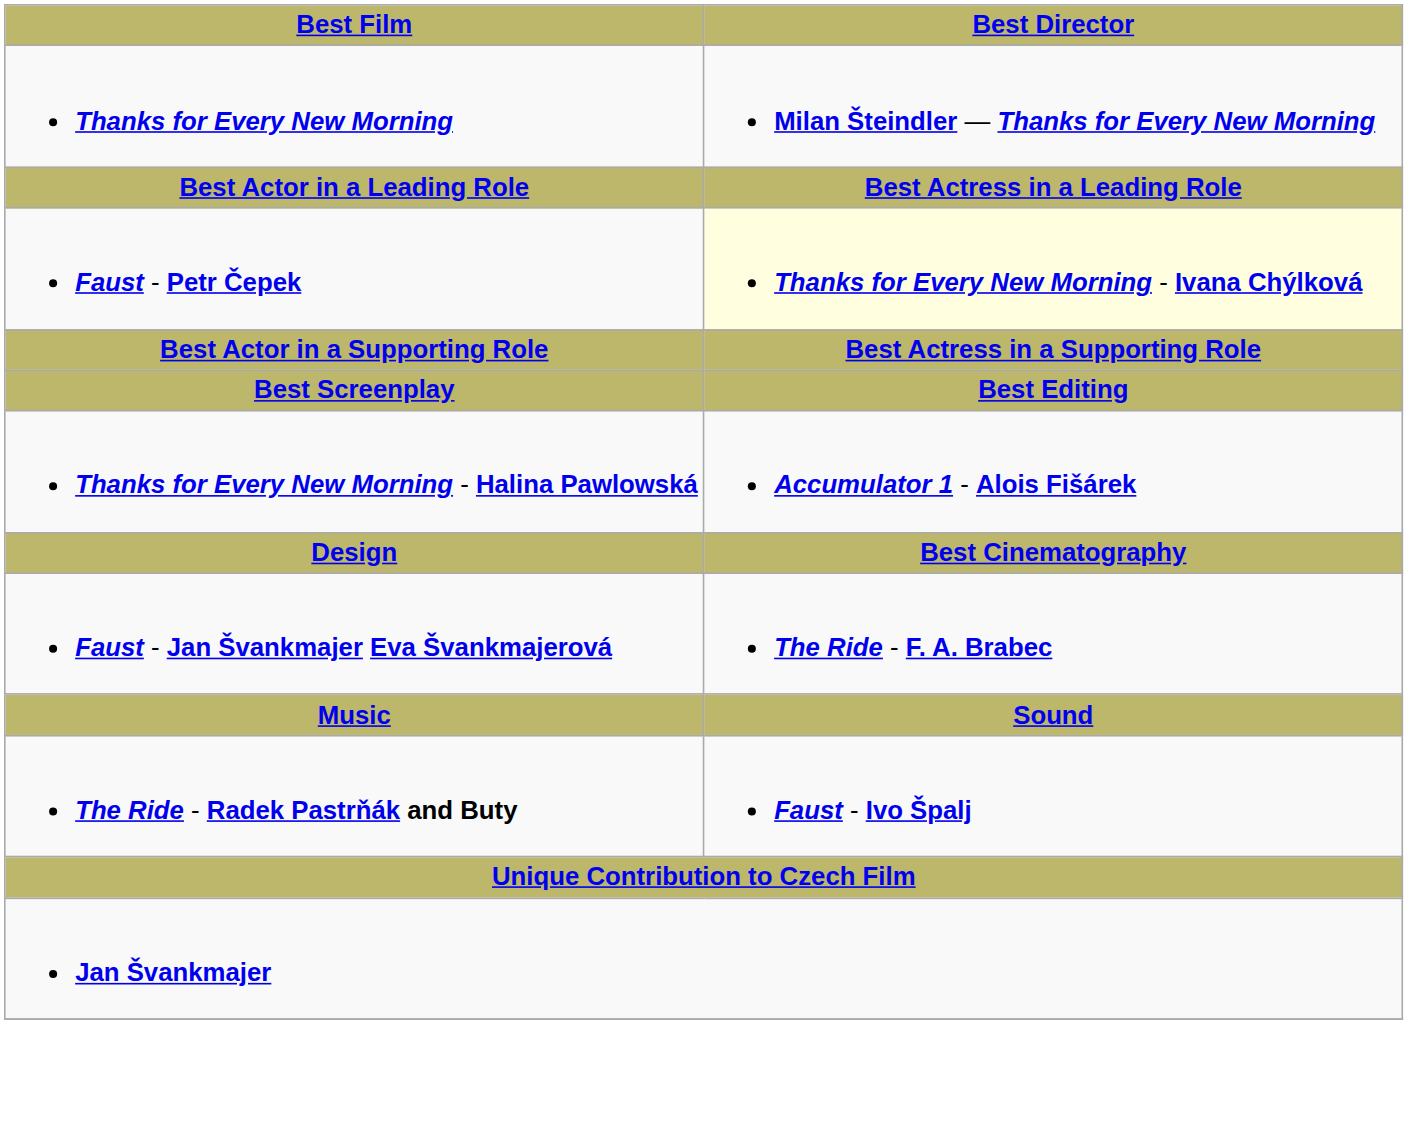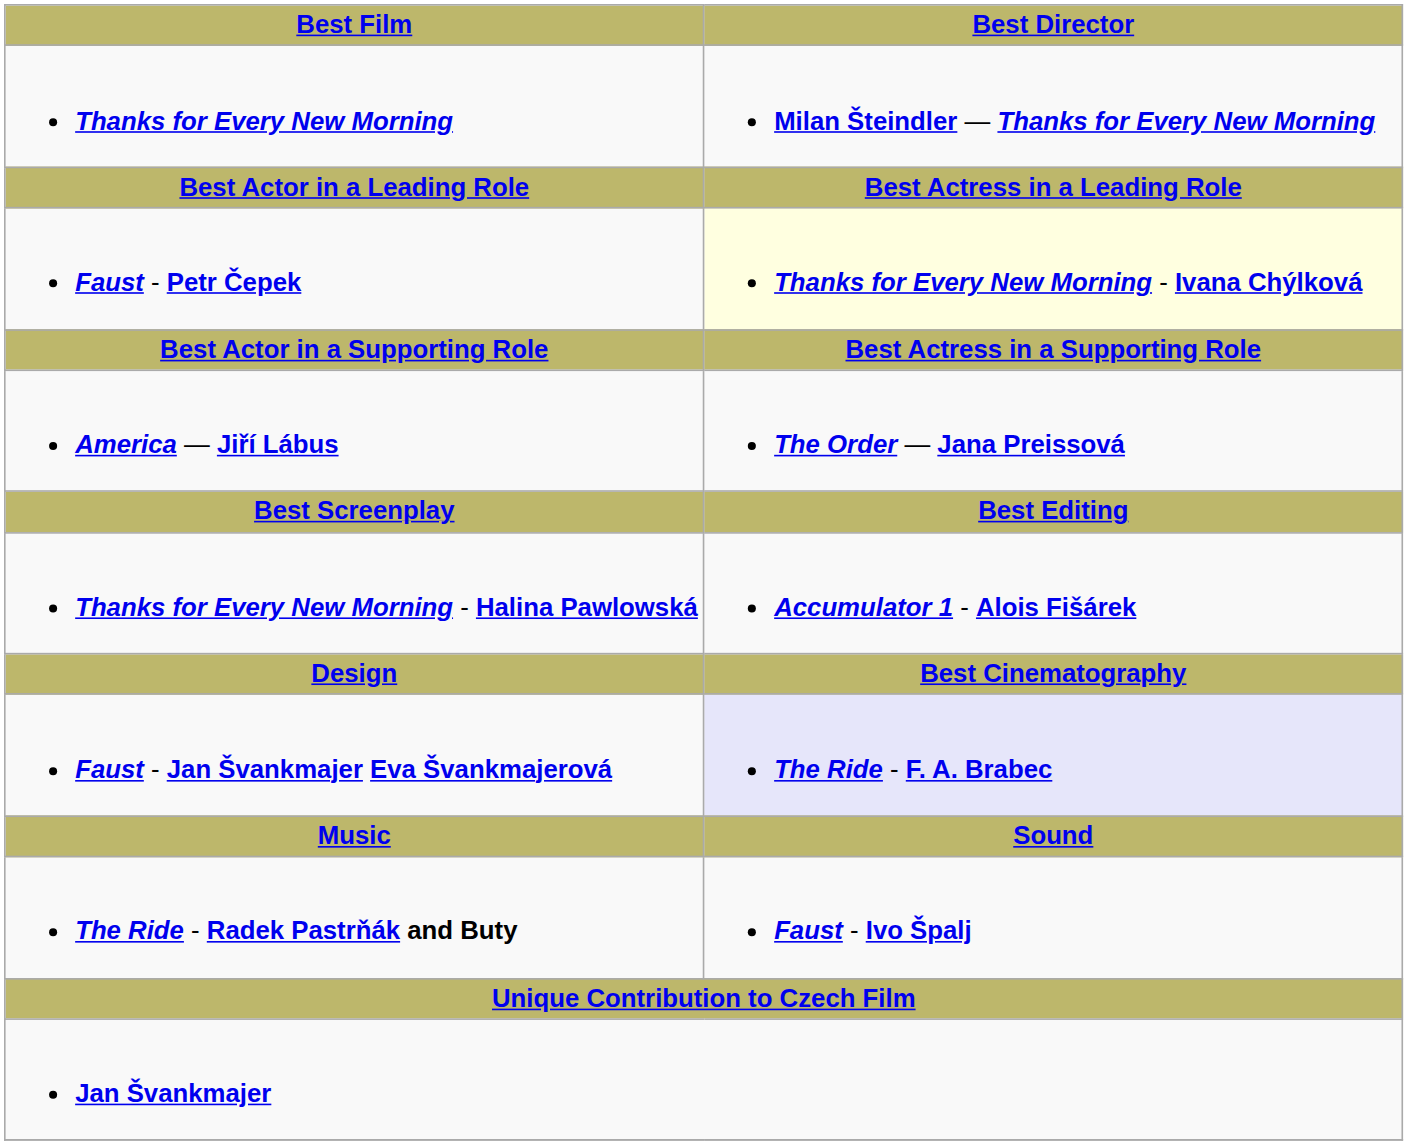+ row: (354, 445)
(1053, 648) no background -> (1053, 770) lavender background
